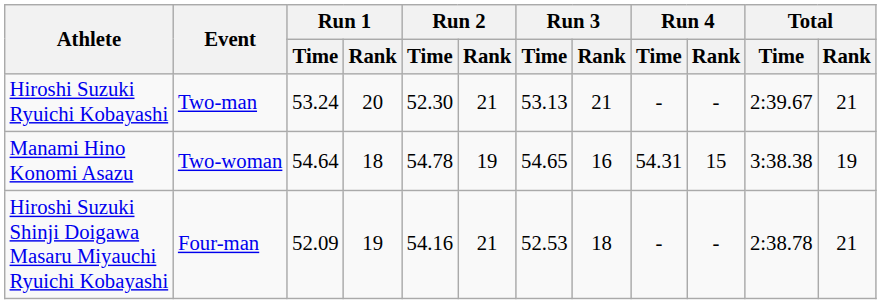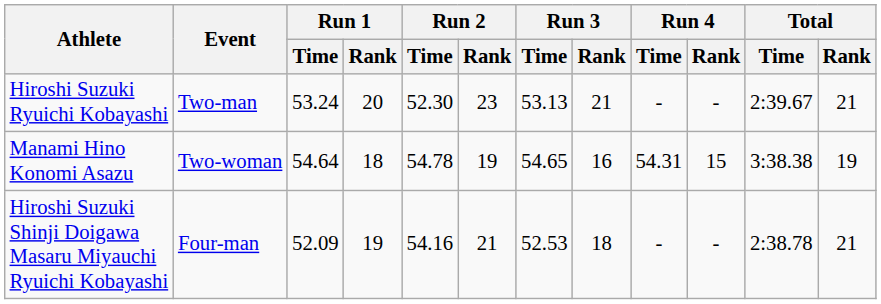(487, 102) 21 -> (487, 102) 23
